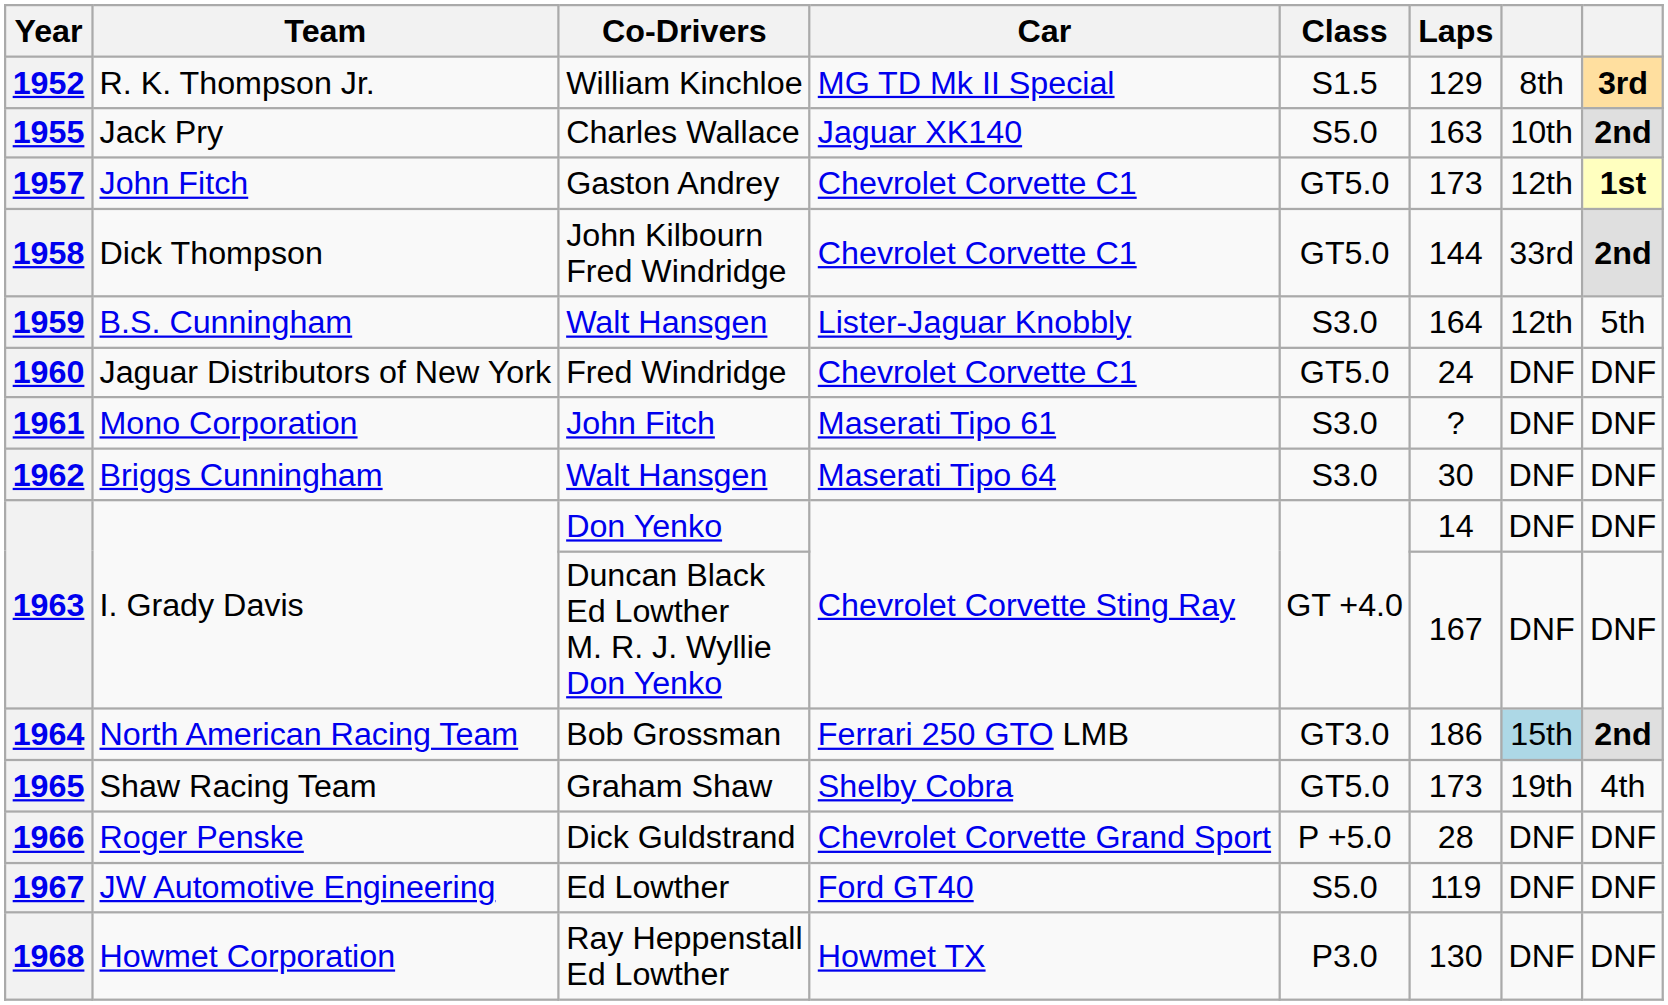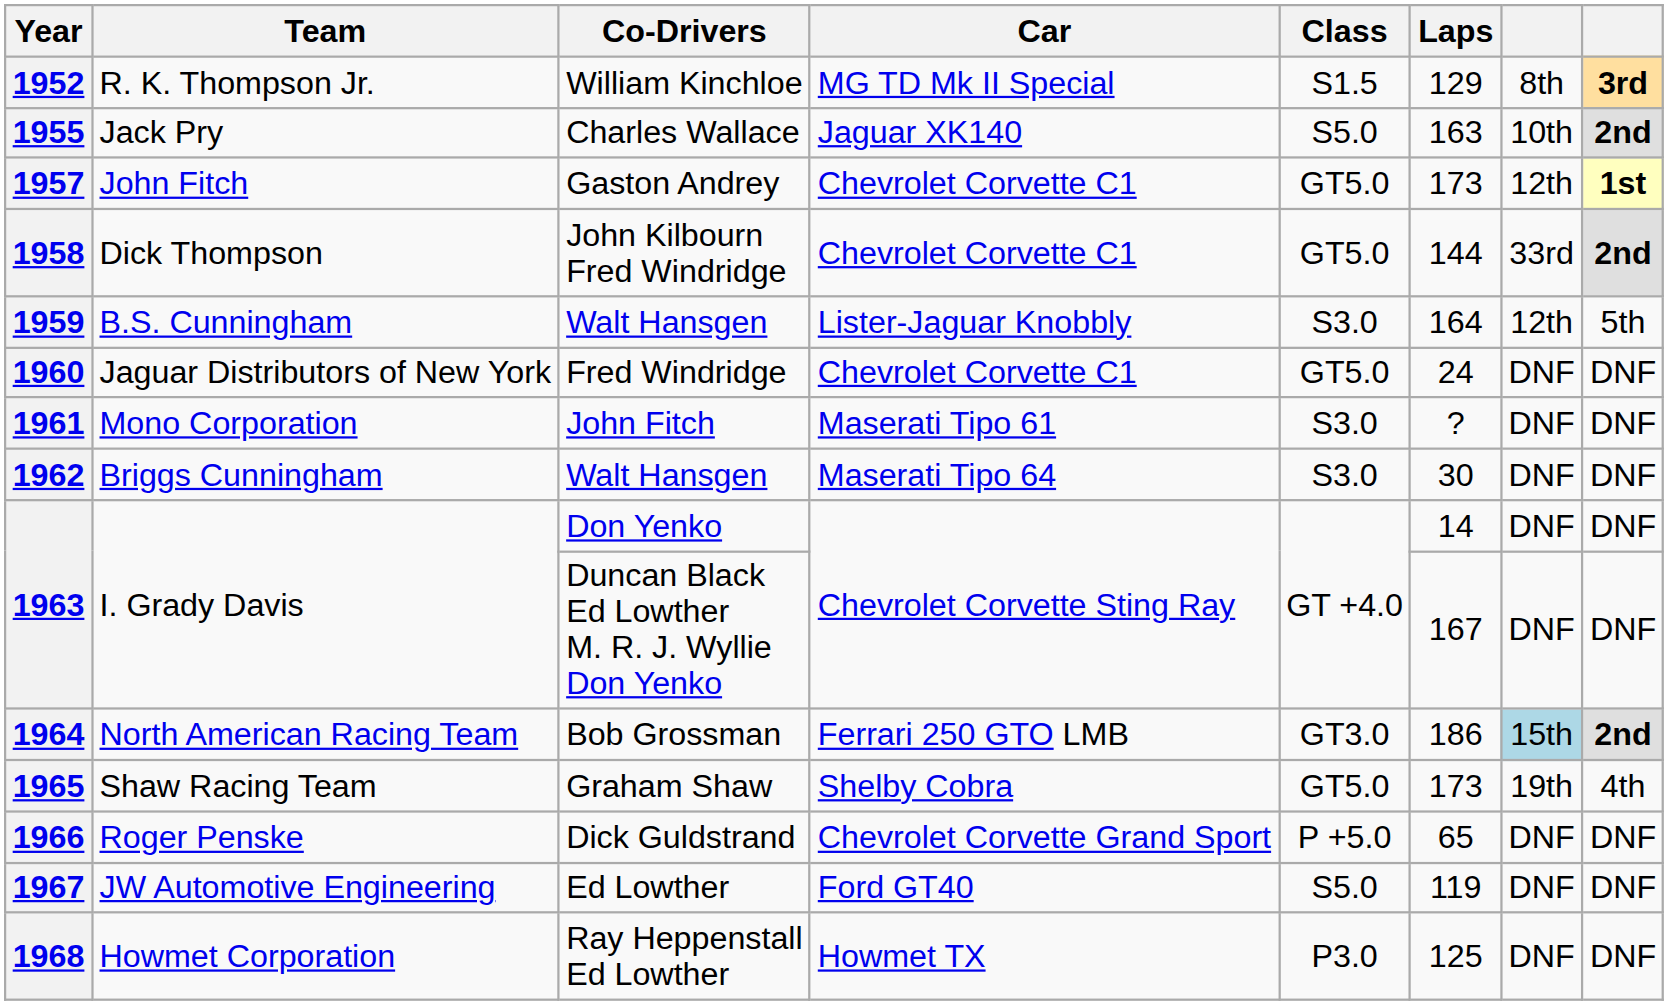(1456, 837) 28 -> (1456, 837) 65
(1456, 957) 130 -> (1456, 957) 125
